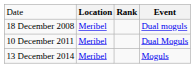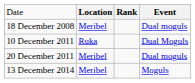(93, 41) Meribel -> (88, 41) Ruka
+ row: (40, 56)
